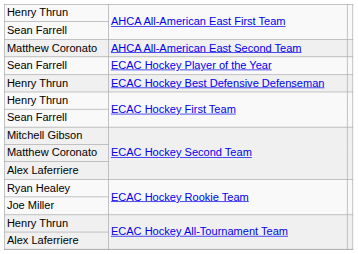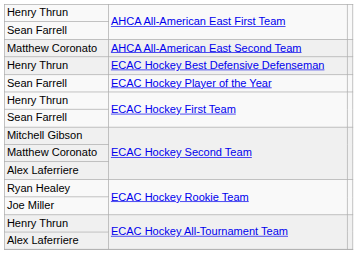rows swapped: (37, 65) <-> (37, 83)
